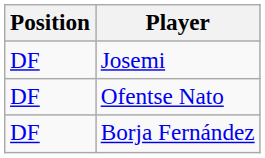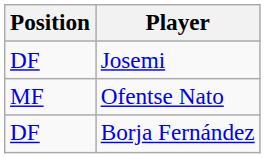(25, 96) DF -> (27, 96) MF
